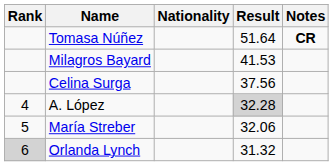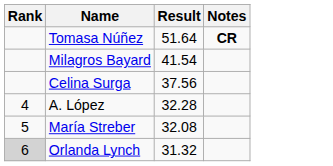- column: (194, 16)
(258, 61) 41.53 -> (179, 61) 41.54
(258, 105) lightgrey background -> (179, 105) no background
(258, 128) 32.06 -> (179, 128) 32.08
